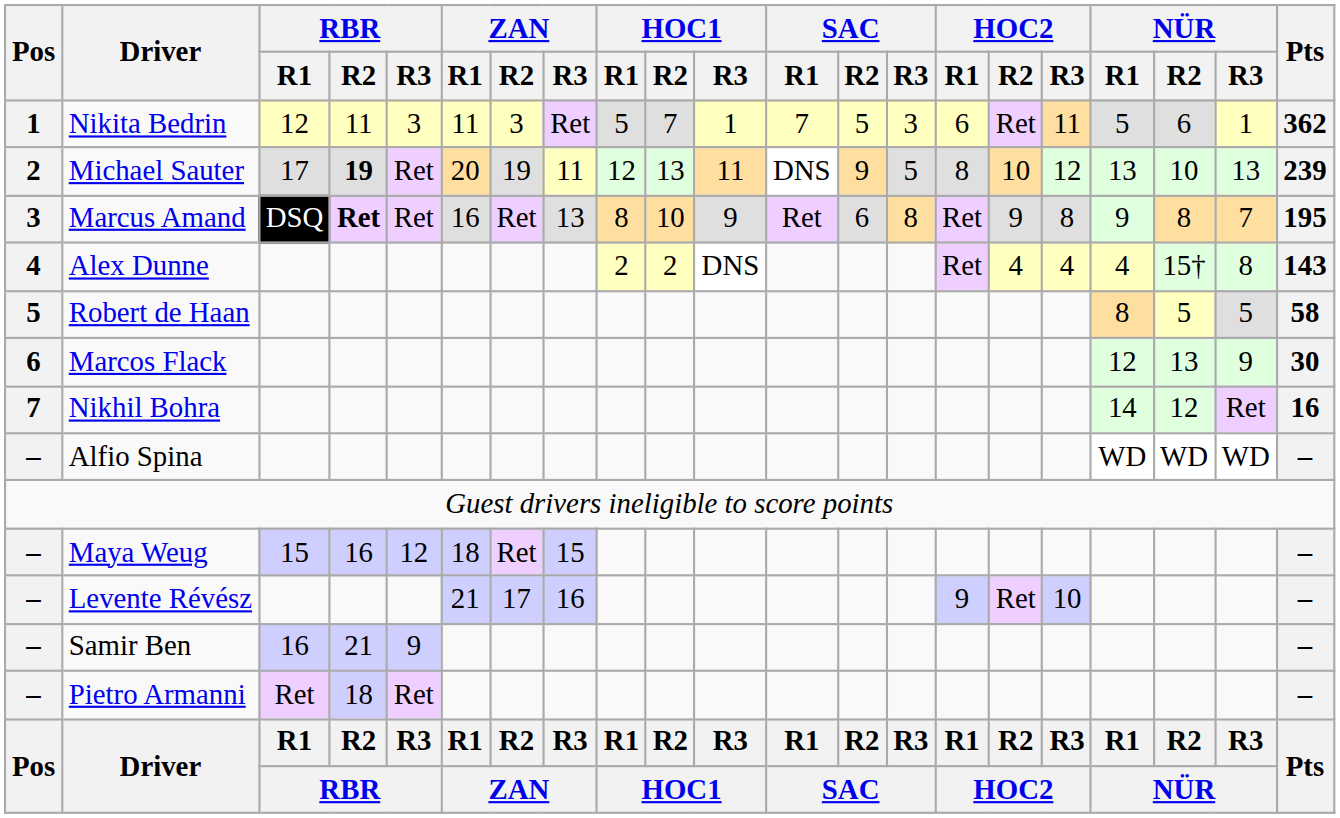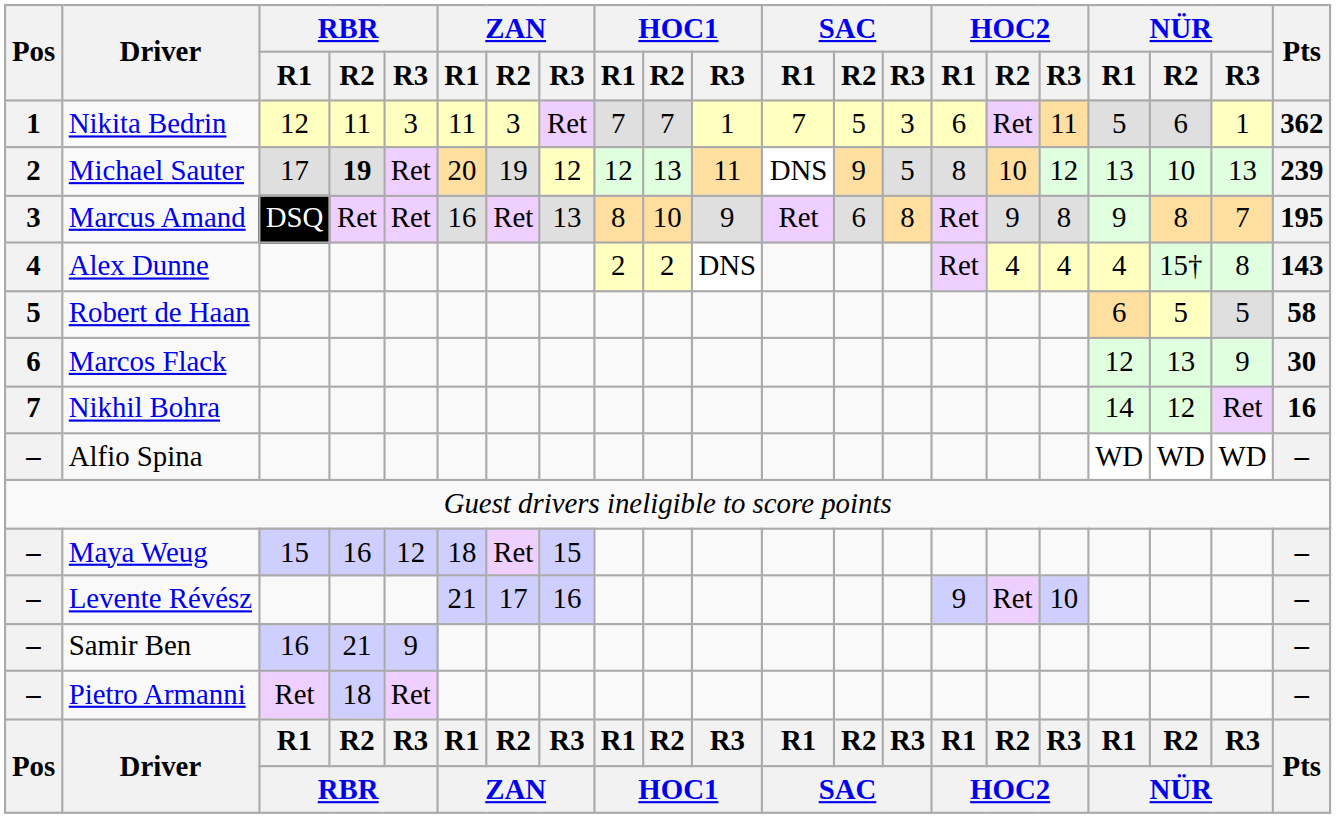(621, 123) 5 -> (618, 123) 7
(570, 170) 11 -> (567, 170) 12
(359, 218) bold -> (357, 218) normal
(1122, 313) 8 -> (1119, 313) 6
